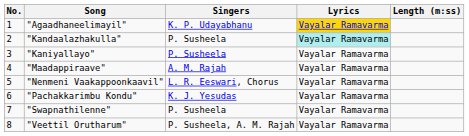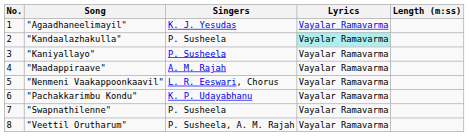(210, 26) K. P. Udayabhanu -> (202, 26) K. J. Yesudas
(344, 26) gold background -> (344, 26) no background
(202, 97) K. J. Yesudas -> (210, 97) K. P. Udayabhanu
